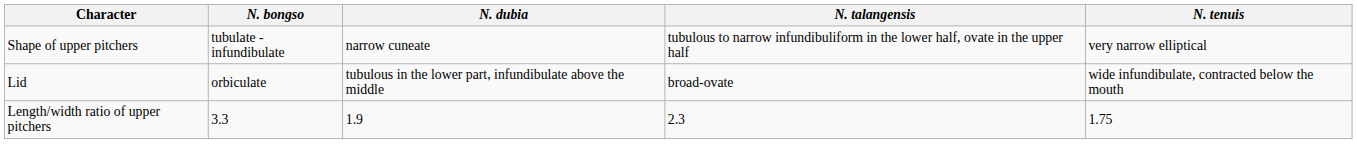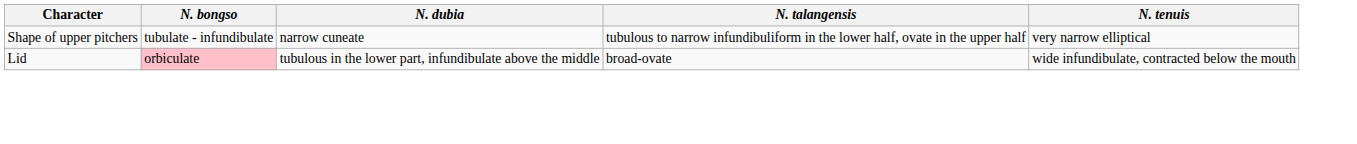(239, 82) no background -> (172, 59) pink background
- row: (84, 119)
